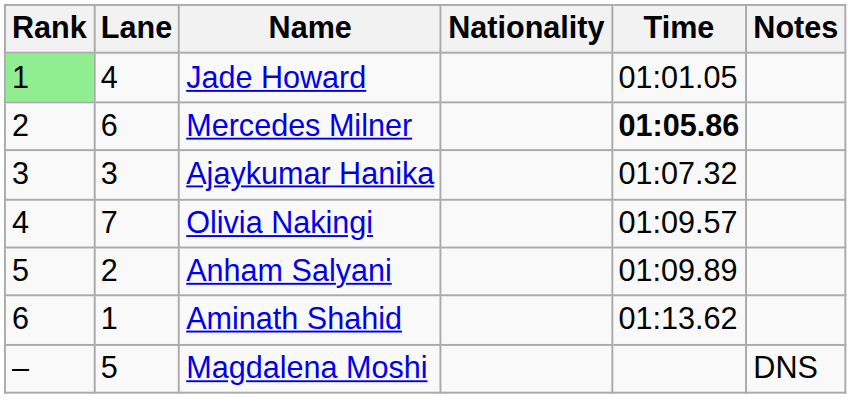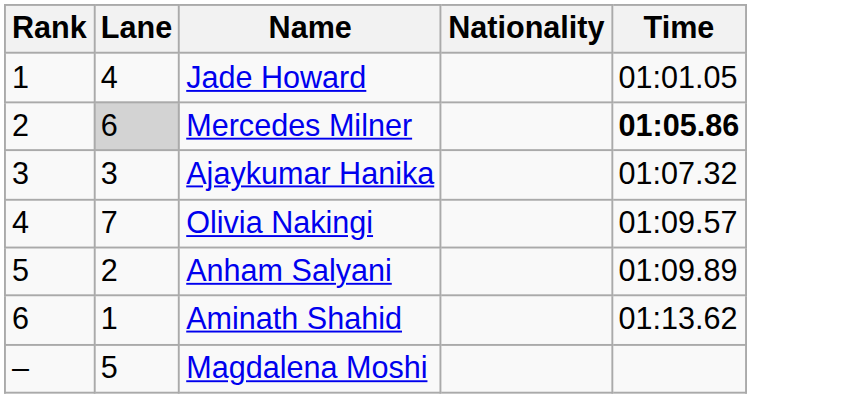- column: (796, 28)
(21, 77) lightgreen background -> (21, 77) no background
(109, 125) no background -> (109, 125) lightgrey background
